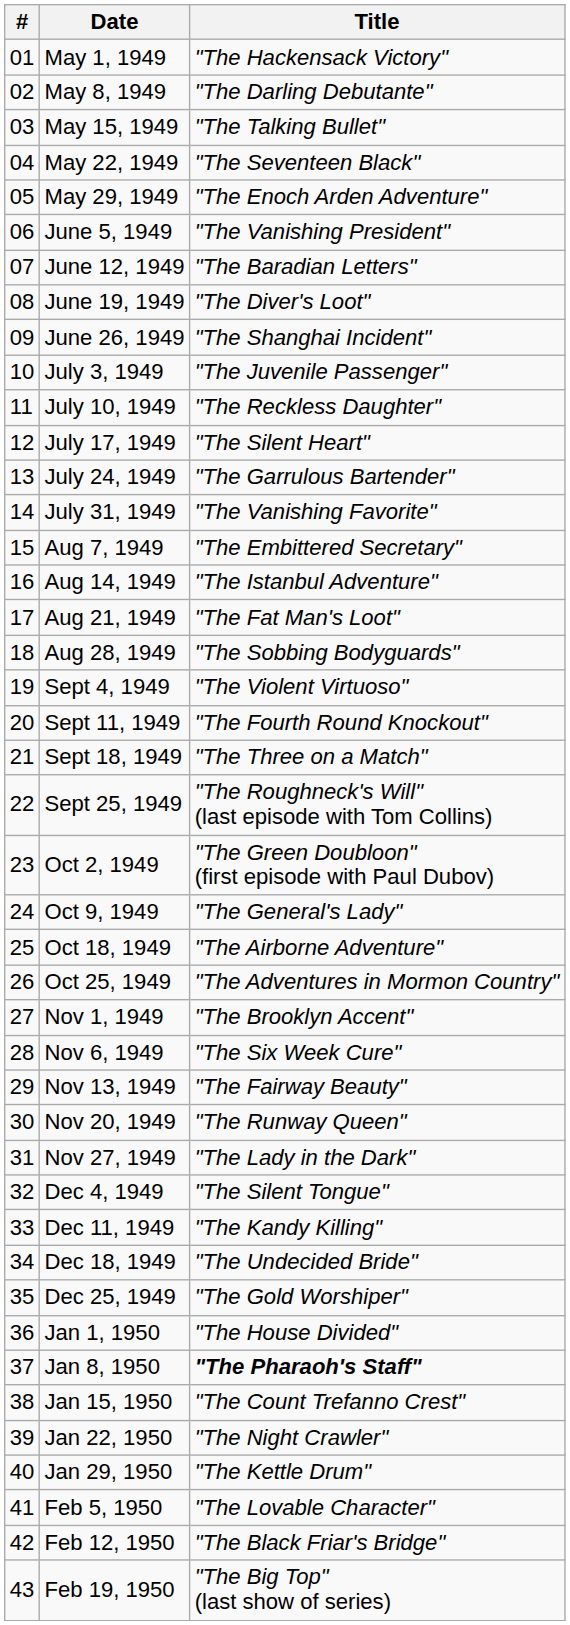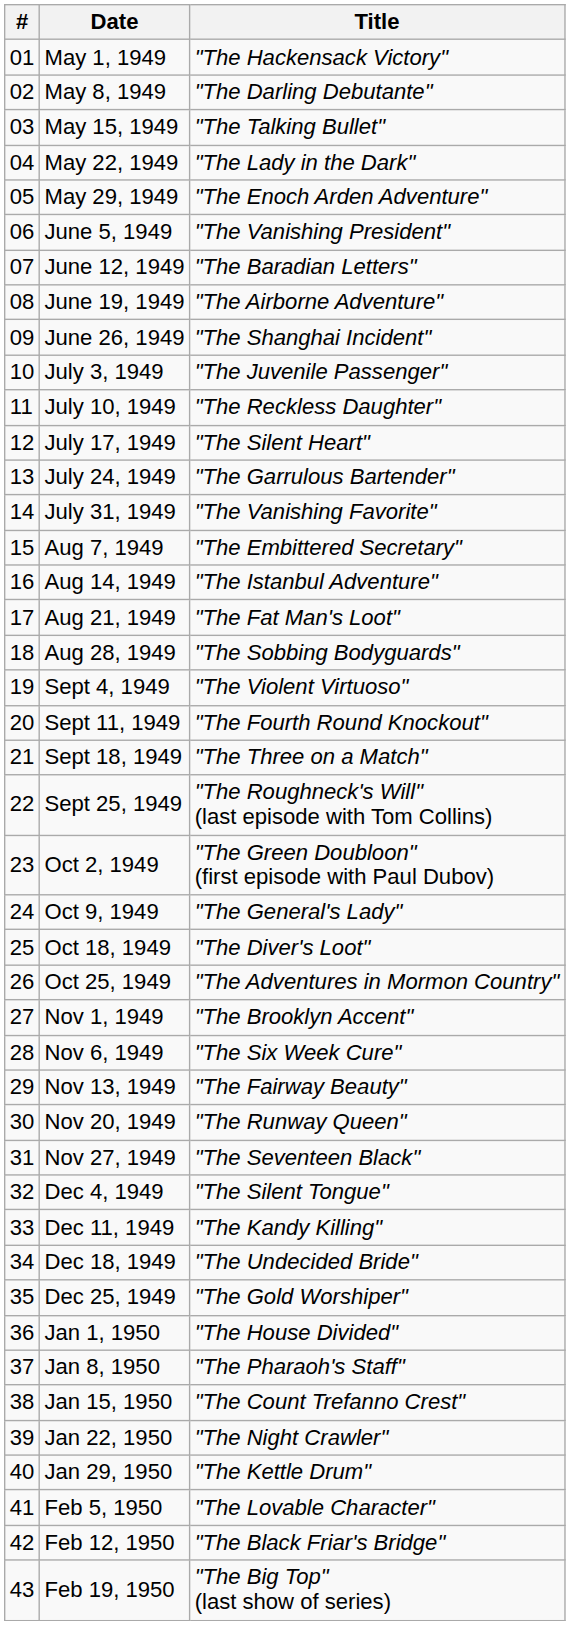(307, 162) "The Seventeen Black" -> (305, 162) "The Lady in the Dark"
(283, 302) "The Diver's Loot" -> (319, 302) "The Airborne Adventure"
(319, 947) "The Airborne Adventure" -> (283, 947) "The Diver's Loot"
(305, 1157) "The Lady in the Dark" -> (307, 1157) "The Seventeen Black"
(308, 1367) bold -> (300, 1367) normal
